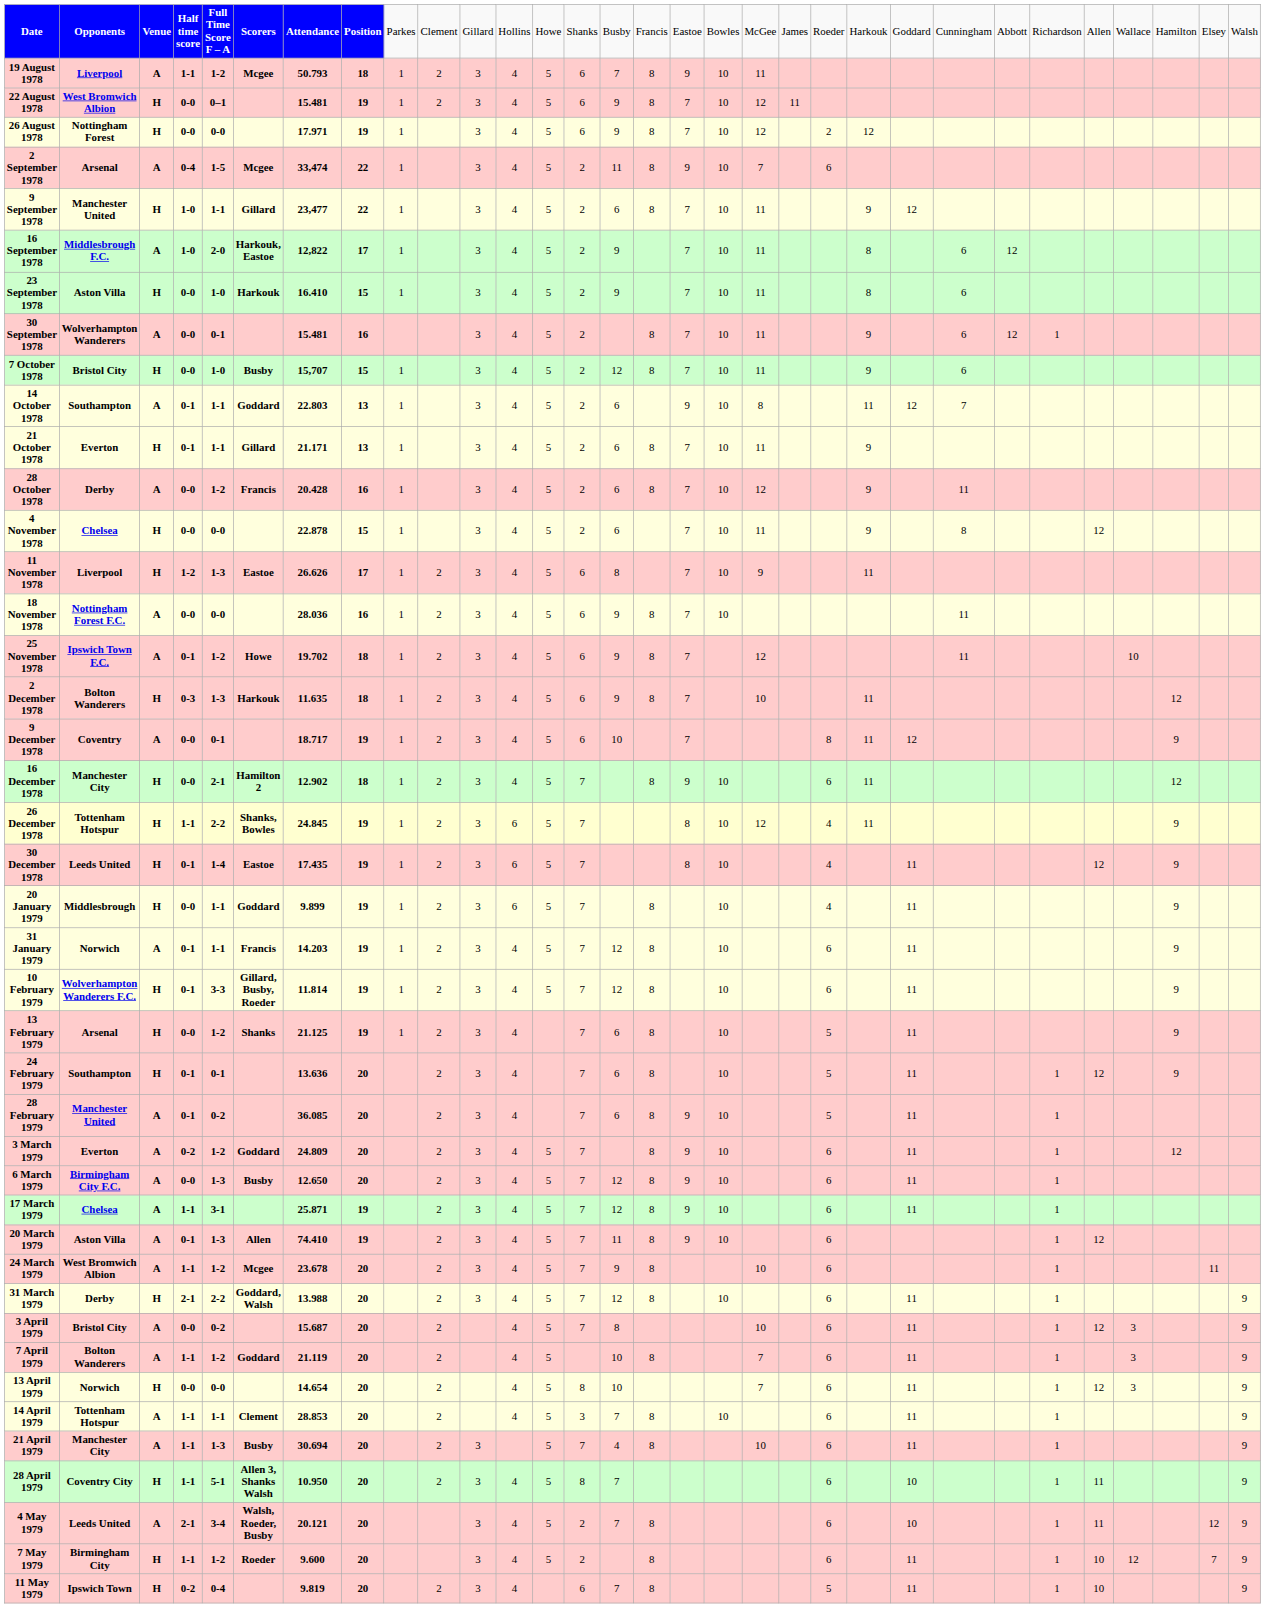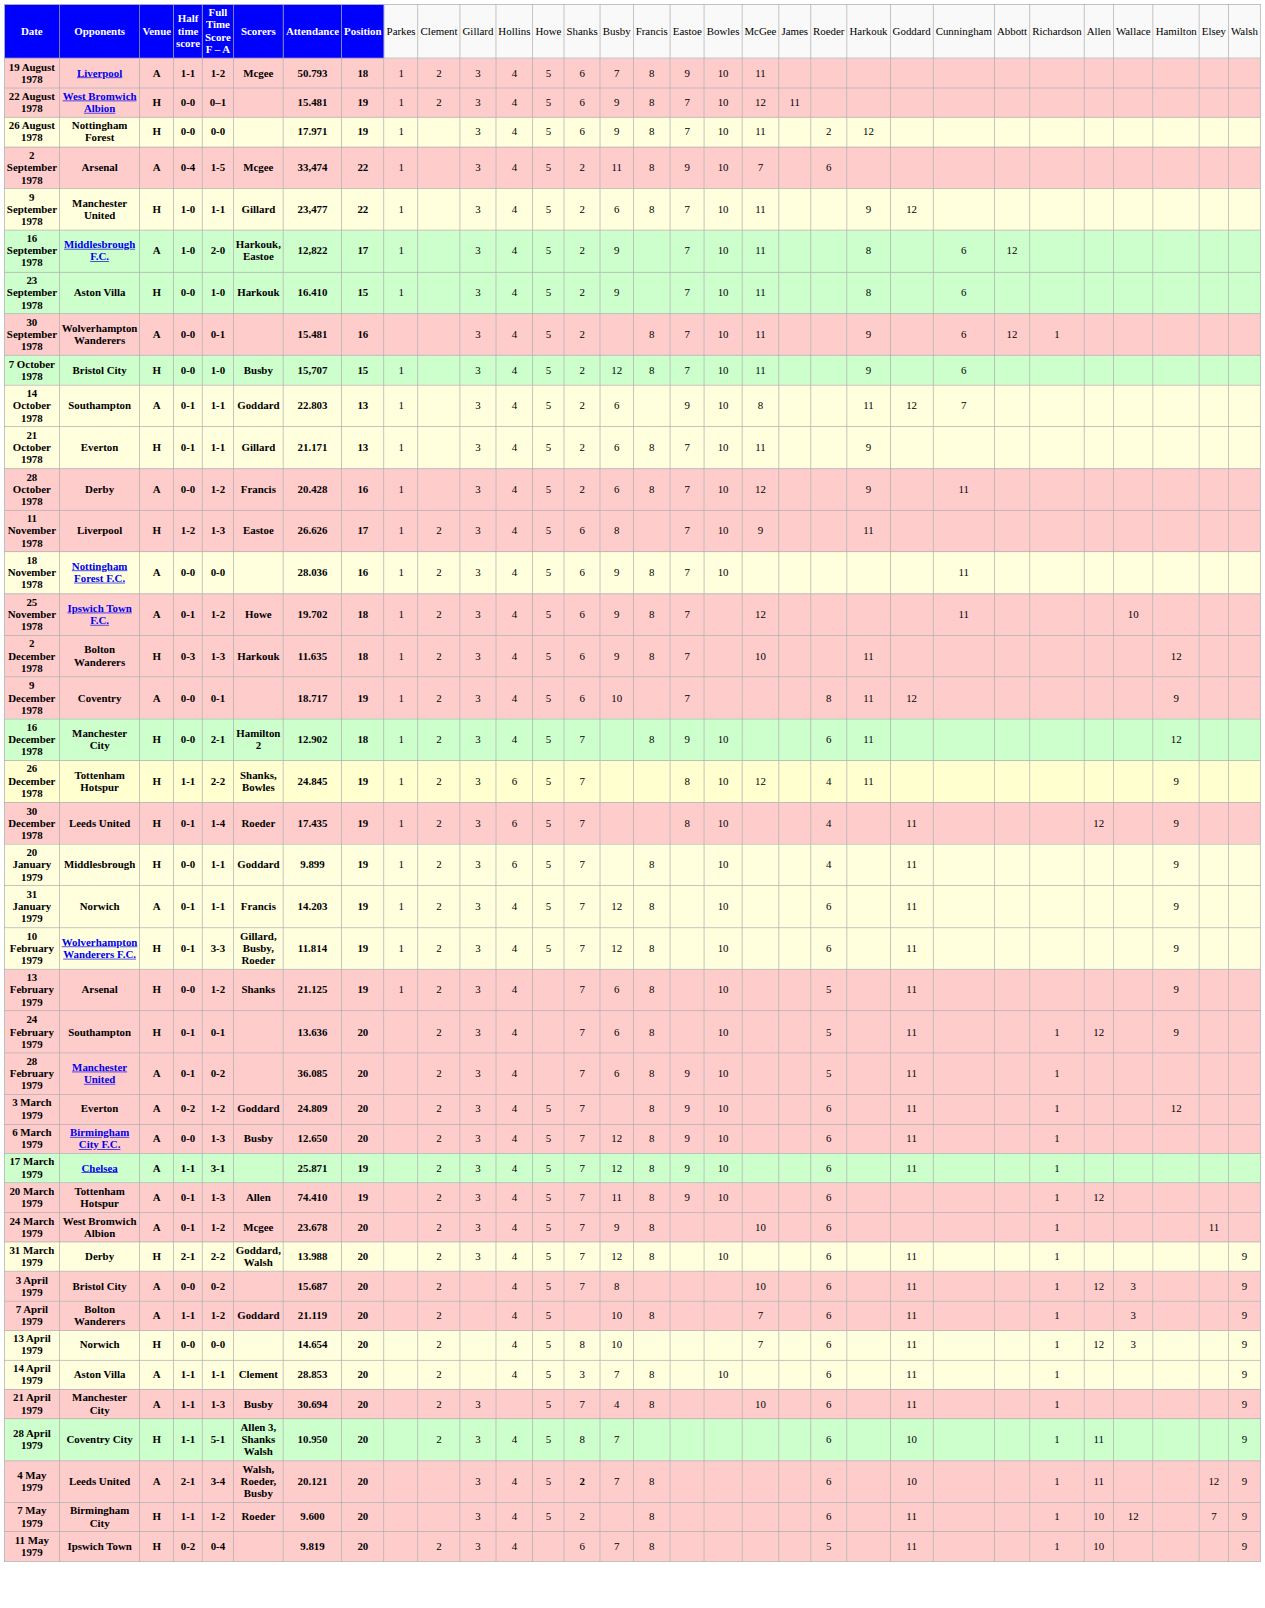(760, 132) 12 -> (760, 132) 11
- row: (32, 531)
(258, 865) Eastoe -> (258, 823) Roeder
(100, 1239) Aston Villa -> (100, 1197) Tottenham Hotspur
(188, 1269) 1-1 -> (188, 1227) 0-1
(100, 1416) Tottenham Hotspur -> (100, 1374) Aston Villa
(582, 1523) normal -> (582, 1481) bold
